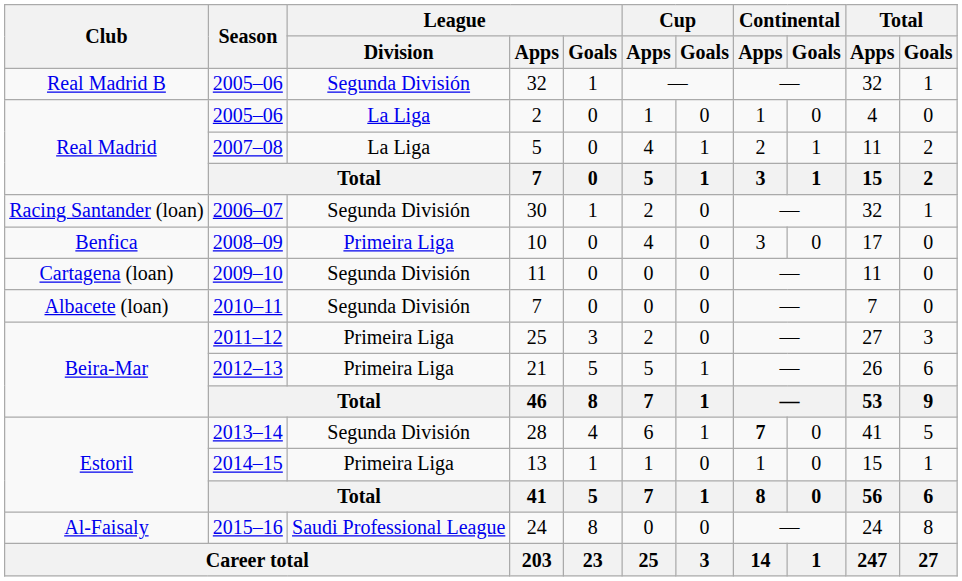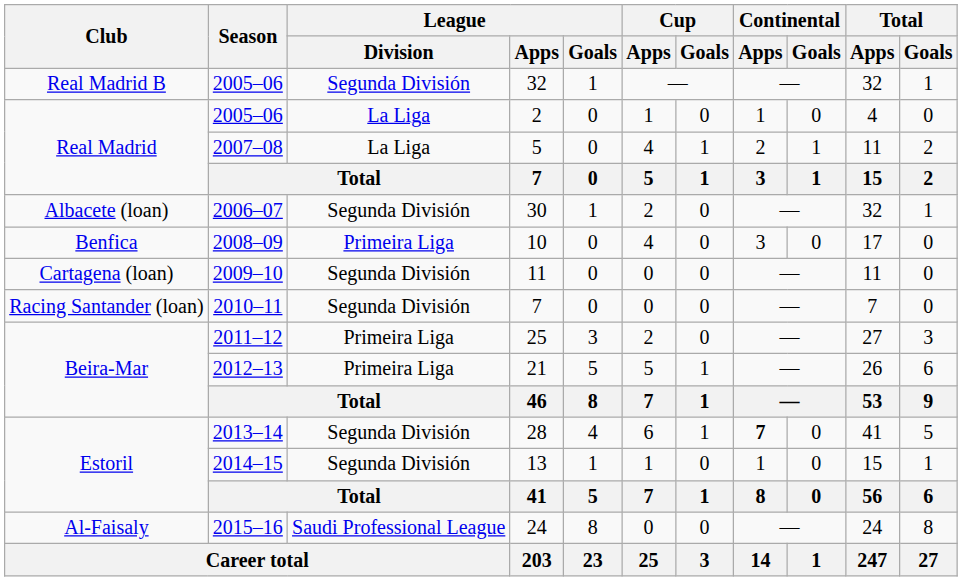(106, 210) Racing Santander (loan) -> (106, 210) Albacete (loan)
(106, 305) Albacete (loan) -> (106, 305) Racing Santander (loan)
(399, 464) Primeira Liga -> (399, 464) Segunda División
